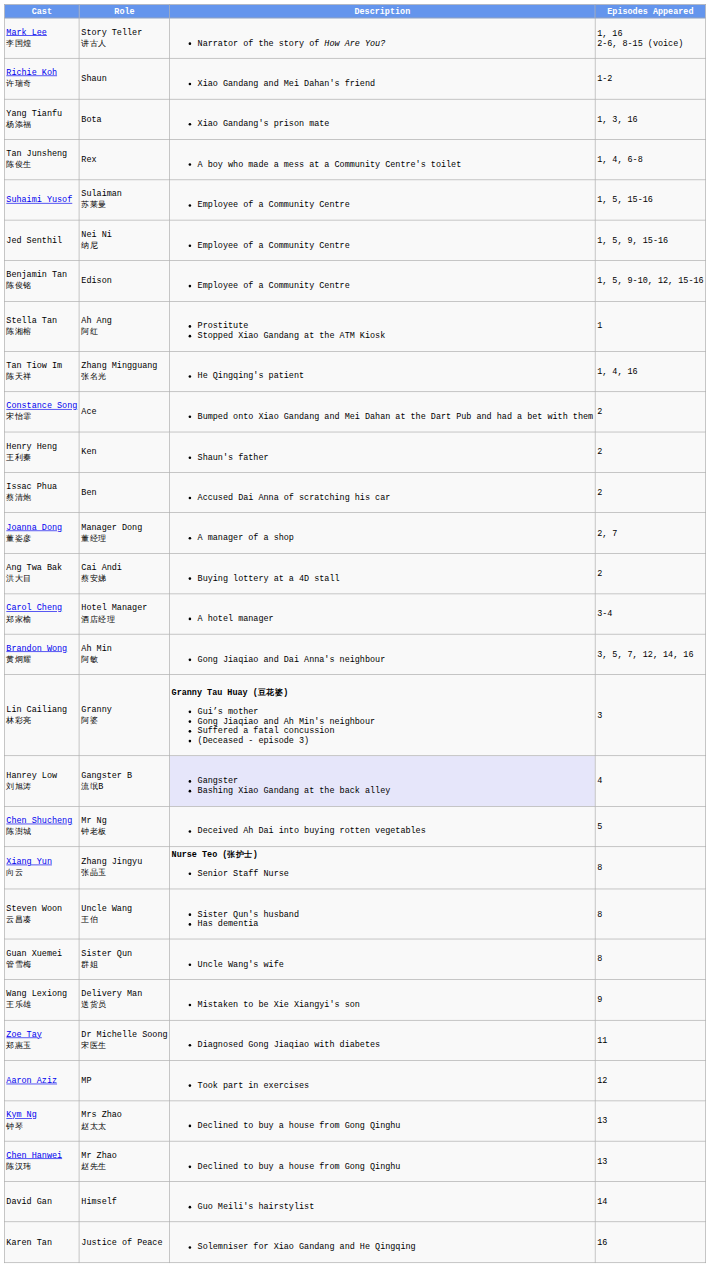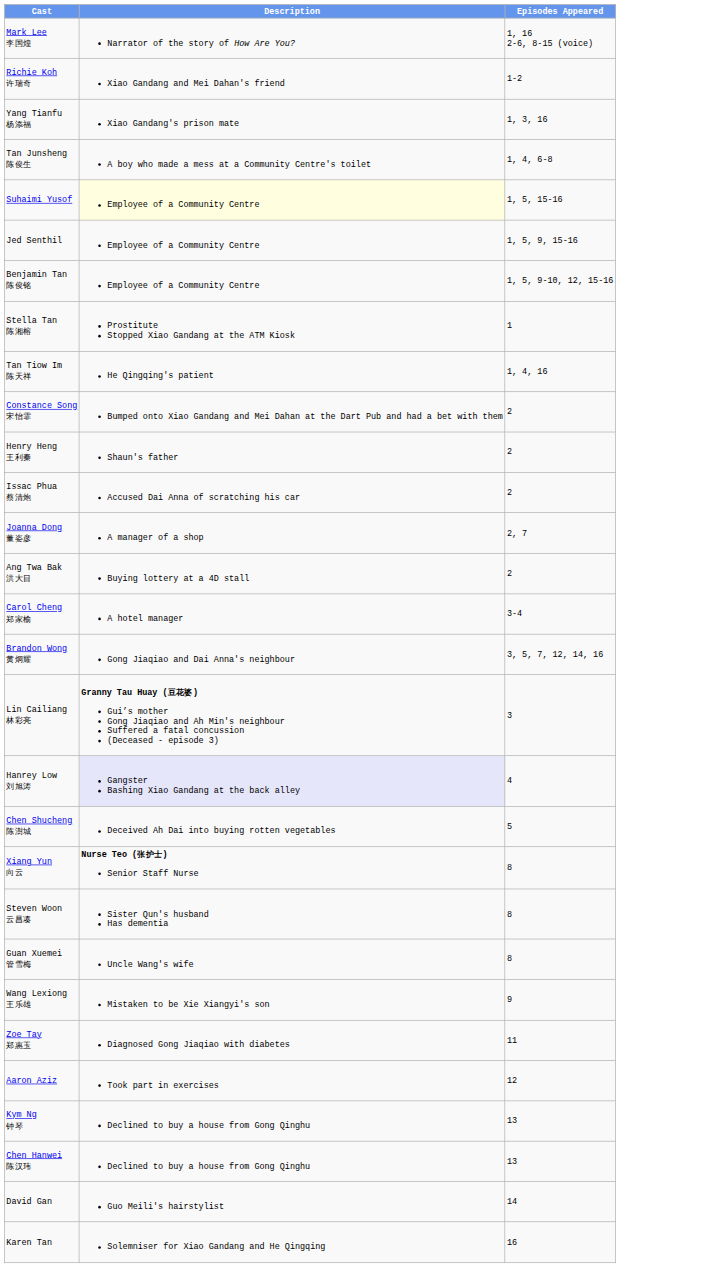- column: (124, 11)
(382, 205) no background -> (292, 205) lightyellow background
